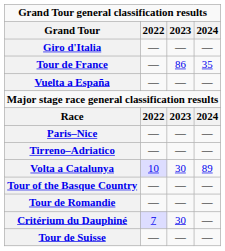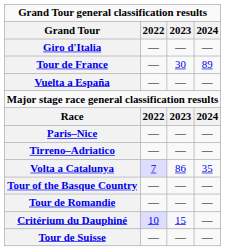(180, 64) 86 -> (180, 64) 30
(207, 64) 35 -> (207, 64) 89
(153, 168) 10 -> (153, 168) 7
(180, 168) 30 -> (180, 168) 86
(207, 168) 89 -> (207, 168) 35
(153, 220) 7 -> (153, 220) 10
(180, 220) 30 -> (180, 220) 15
